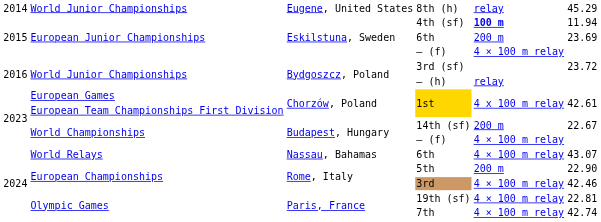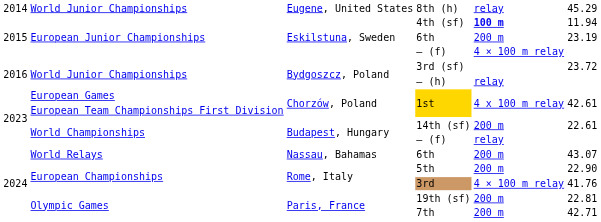(582, 37) 23.69 -> (582, 37) 23.19
(582, 125) 22.67 -> (582, 125) 22.61
(519, 140) 4 × 100 m relay -> (489, 140) relay
(519, 154) 4 × 100 m relay -> (489, 154) 200 m
(582, 184) 42.46 -> (582, 184) 41.76
(519, 198) 4 × 100 m relay -> (489, 198) 200 m
(519, 213) 4 × 100 m relay -> (489, 213) 200 m
(582, 213) 42.74 -> (582, 213) 42.71
